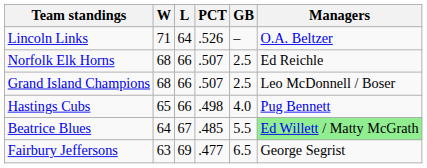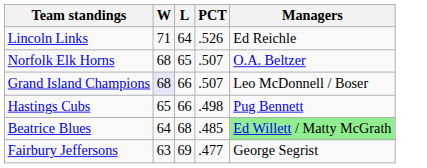- column: (244, 15)
(297, 38) O.A. Beltzer -> (265, 38) Ed Reichle
(185, 60) 66 -> (185, 60) 65
(292, 60) Ed Reichle -> (270, 60) O.A. Beltzer
(164, 83) no background -> (164, 83) lavender background
(185, 128) 67 -> (185, 128) 68
